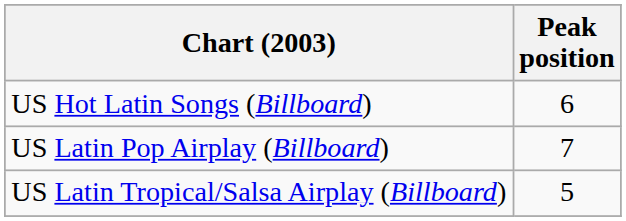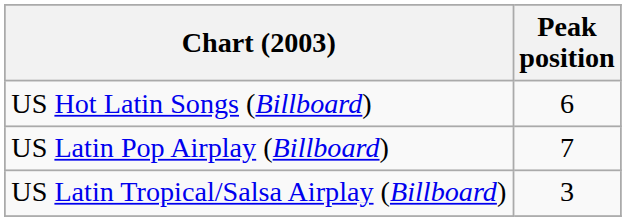(567, 192) 5 -> (567, 192) 3
